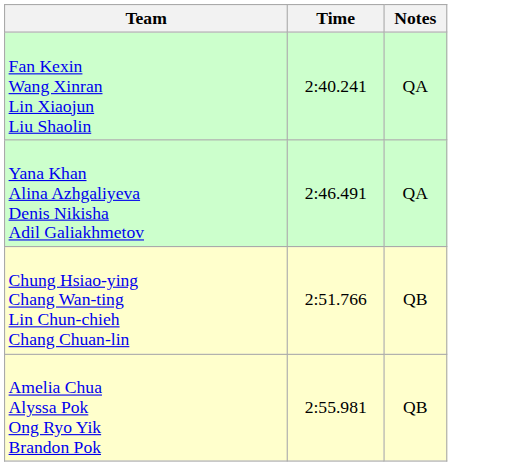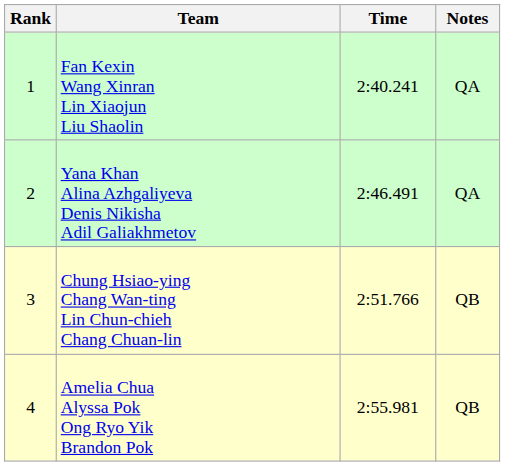+ column: (31, 18)
